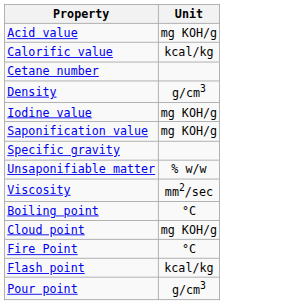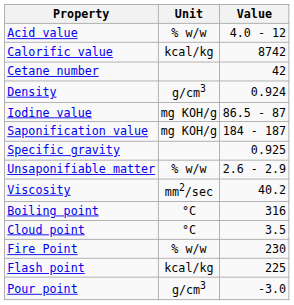+ column: (254, 14)
(189, 33) mg KOH/g -> (189, 33) % w/w
(189, 230) mg KOH/g -> (189, 230) °C
(189, 249) °C -> (189, 249) % w/w
